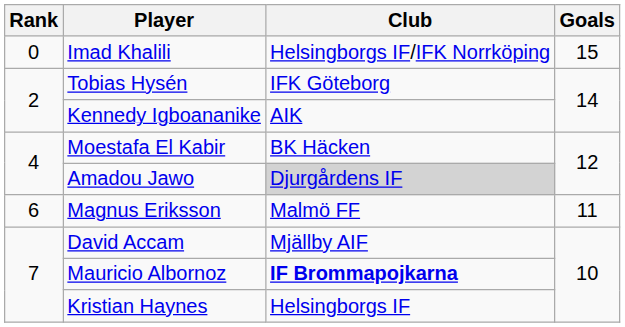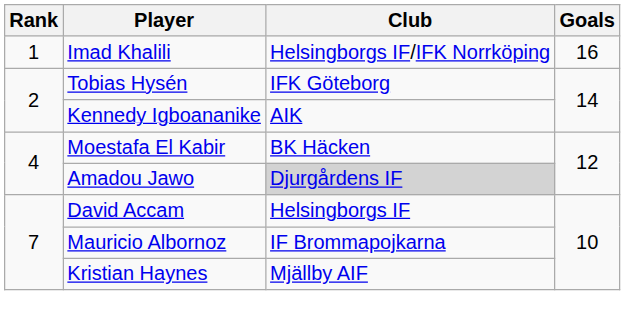(34, 52) 0 -> (34, 52) 1
(587, 52) 15 -> (587, 52) 16
- row: (144, 210)
(319, 242) Mjällby AIF -> (340, 210) Helsingborgs IF
(364, 274) bold -> (358, 242) normal
(340, 305) Helsingborgs IF -> (319, 274) Mjällby AIF
